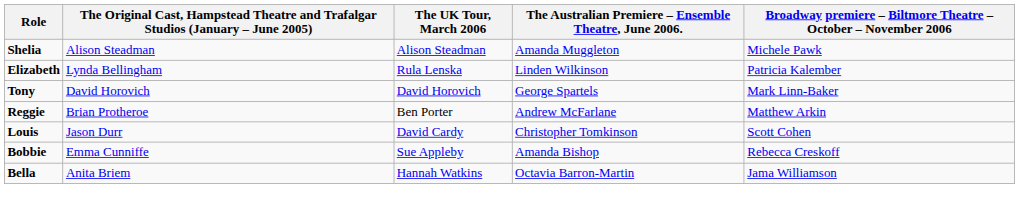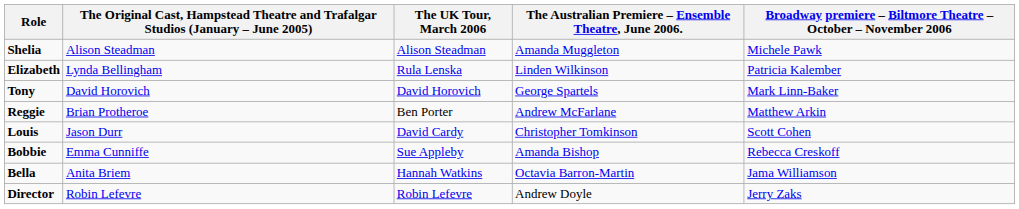+ row: (31, 193)
